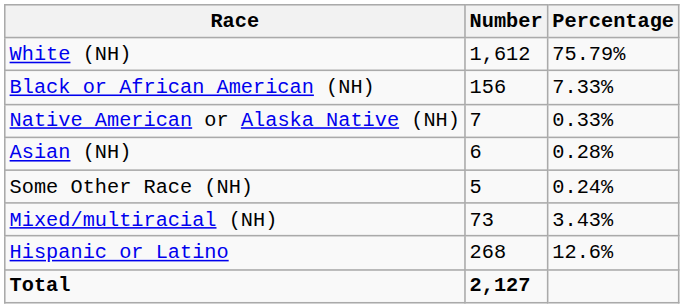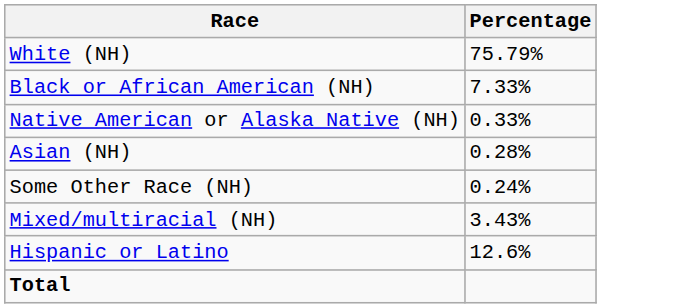- column: (506, 21)
